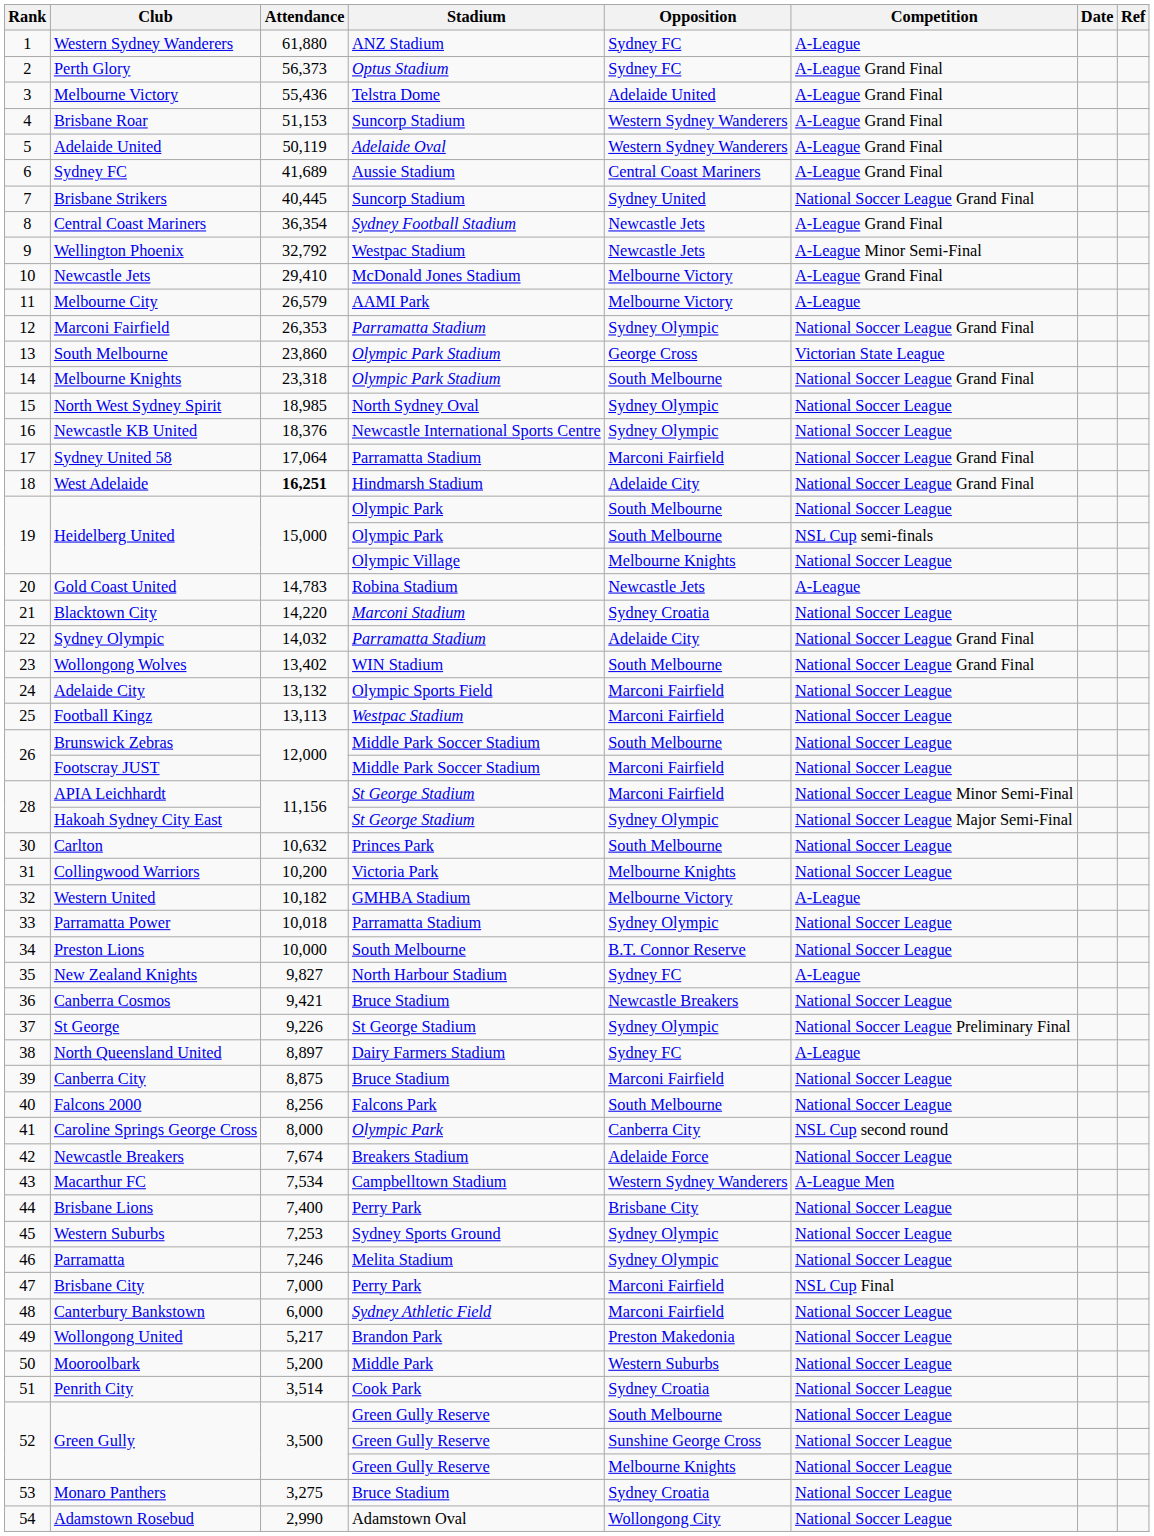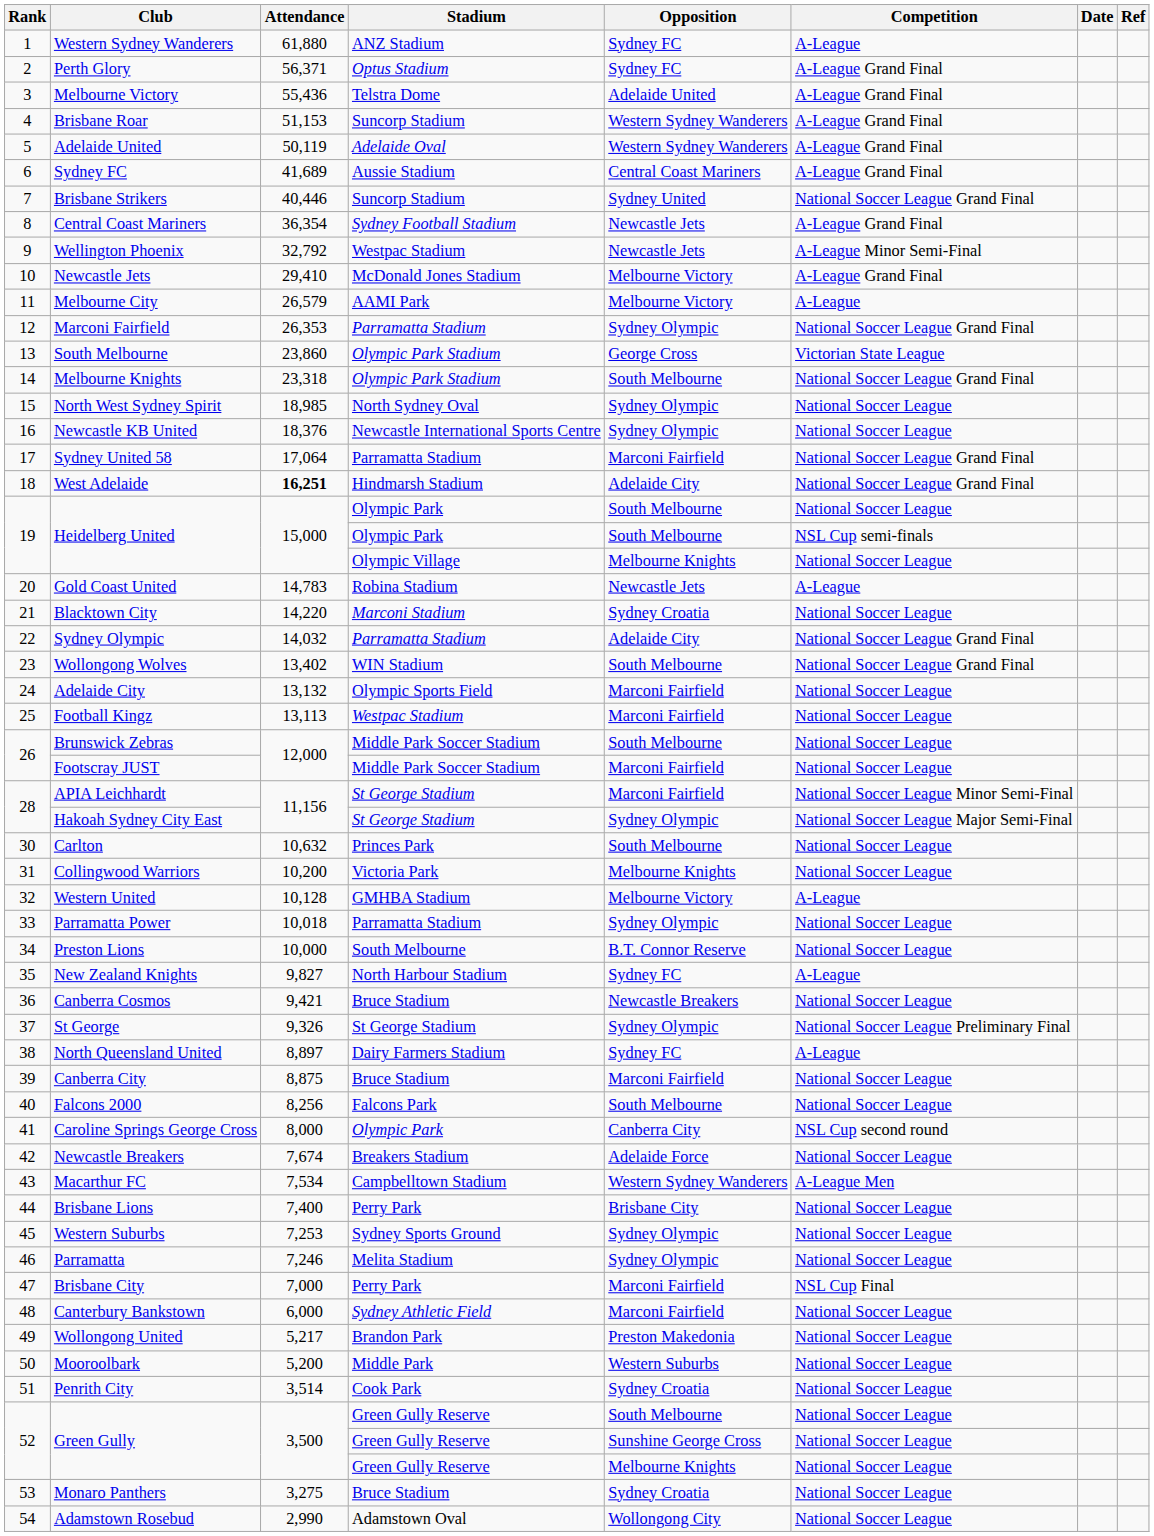(305, 69) 56,373 -> (305, 69) 56,371
(305, 198) 40,445 -> (305, 198) 40,446
(305, 897) 10,182 -> (305, 897) 10,128
(305, 1026) 9,226 -> (305, 1026) 9,326
